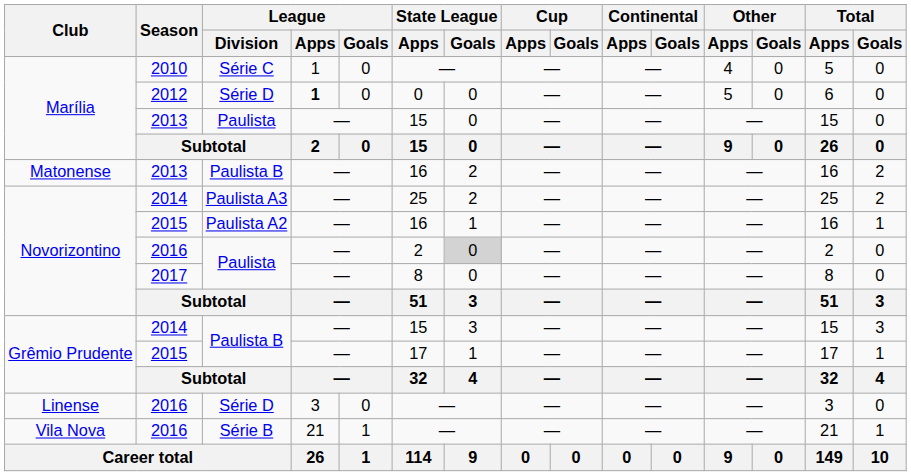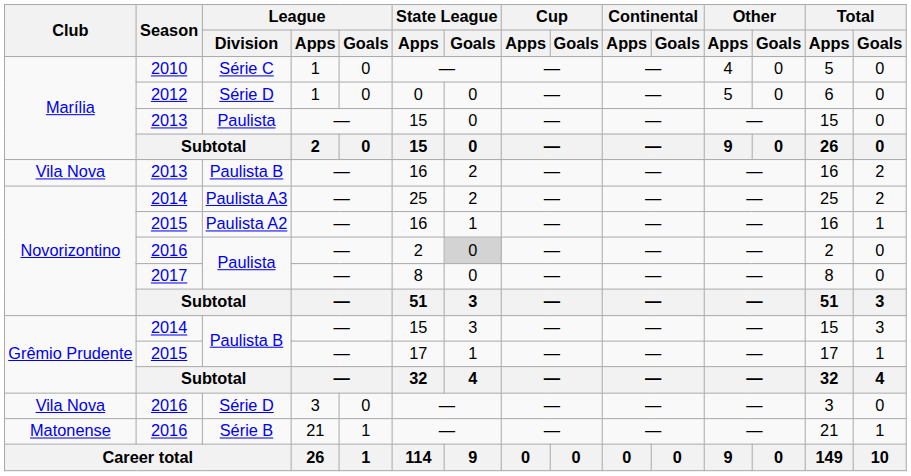(315, 95) bold -> (315, 95) normal
(70, 172) Matonense -> (70, 172) Vila Nova
(70, 405) Linense -> (70, 405) Vila Nova
(70, 431) Vila Nova -> (70, 431) Matonense
